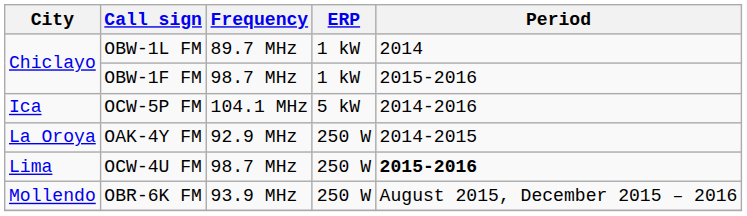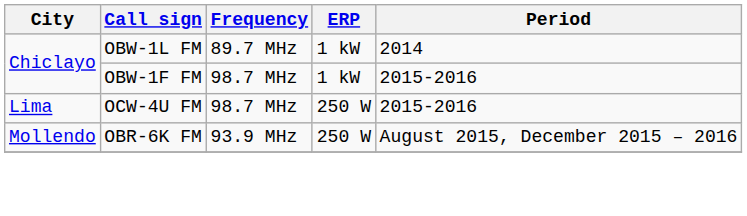- row: (153, 108)
- row: (153, 137)
(428, 167) bold -> (428, 108) normal
